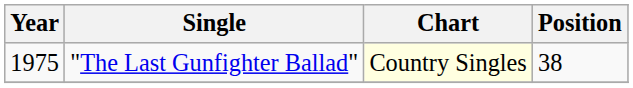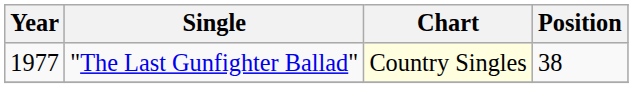(35, 62) 1975 -> (35, 62) 1977
